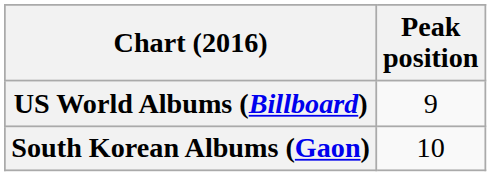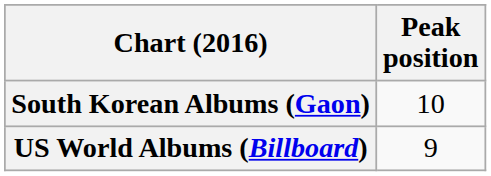rows swapped: (191, 147) <-> (191, 103)
